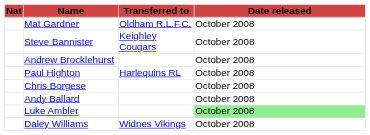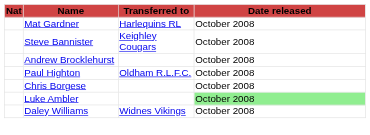(155, 23) Oldham R.L.F.C. -> (150, 23) Harlequins RL
(150, 73) Harlequins RL -> (155, 73) Oldham R.L.F.C.
- row: (52, 98)
